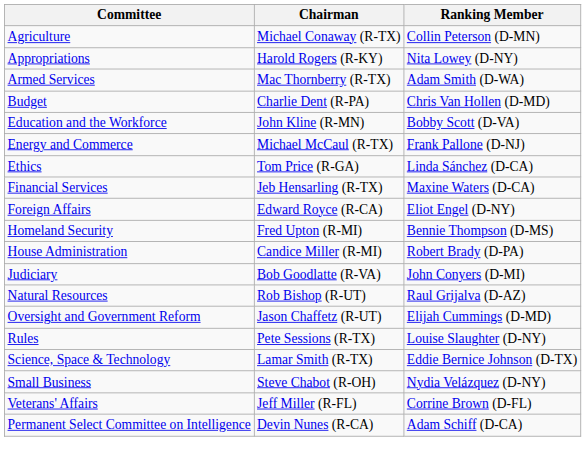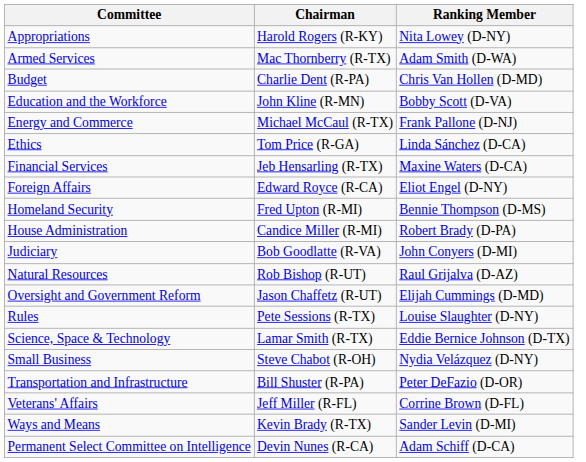- row: (39, 36)
+ row: (98, 381)
+ row: (54, 425)
